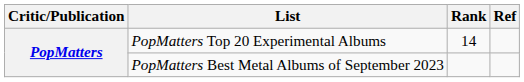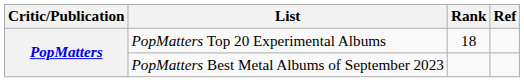(469, 40) 14 -> (469, 40) 18
